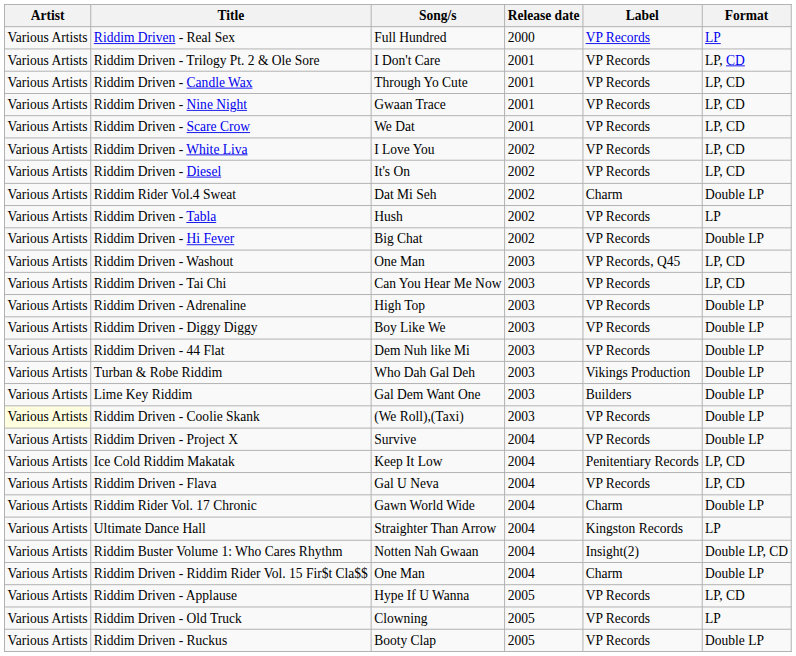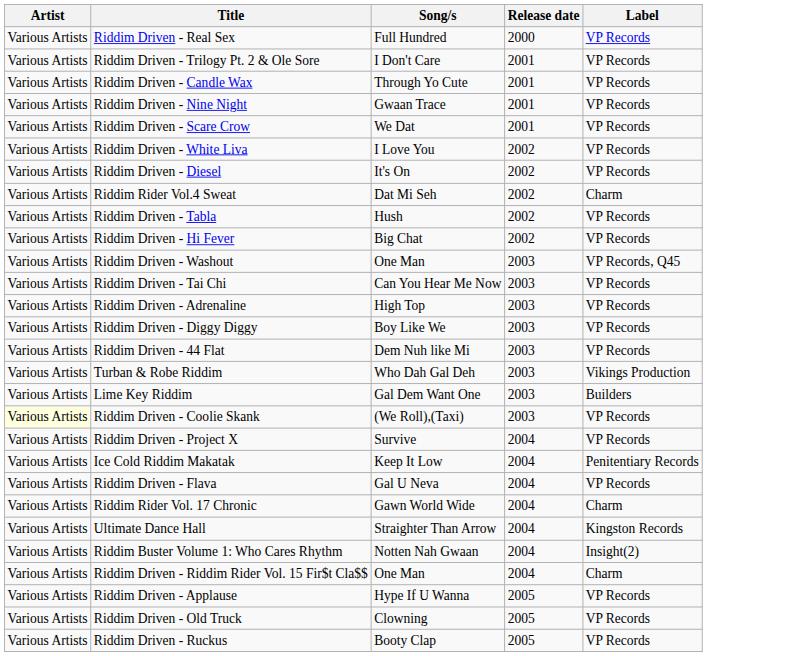- column: (746, 15)
